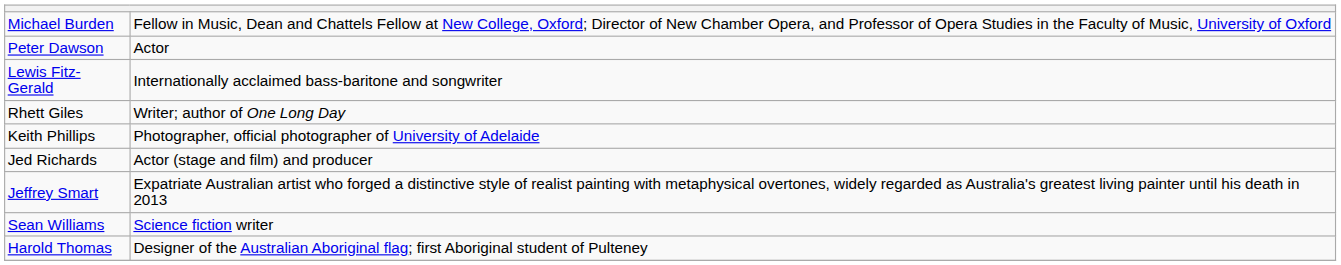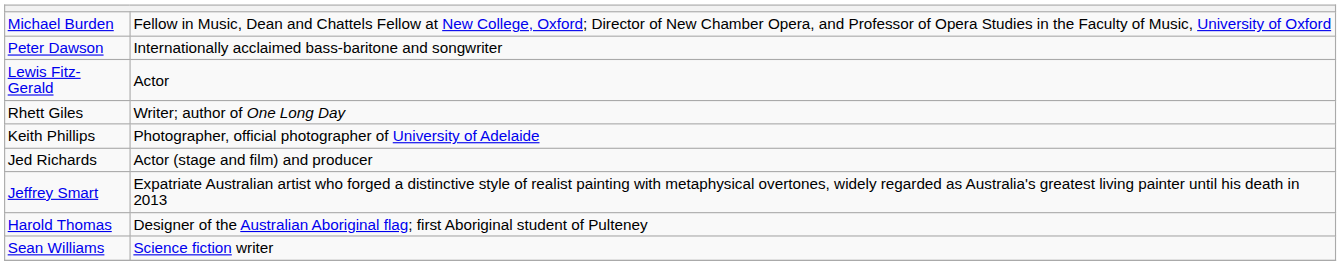(151, 48) Actor -> (318, 48) Internationally acclaimed bass-baritone and songwriter
(318, 80) Internationally acclaimed bass-baritone and songwriter -> (151, 80) Actor
rows swapped: (60, 248) <-> (56, 224)
